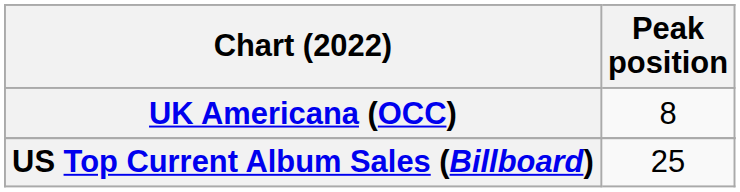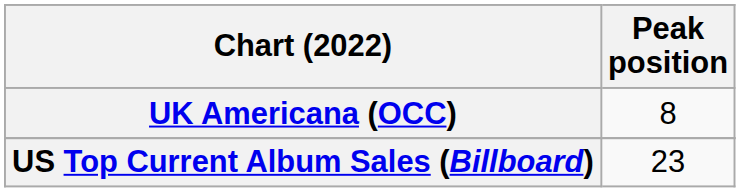(668, 161) 25 -> (668, 161) 23
